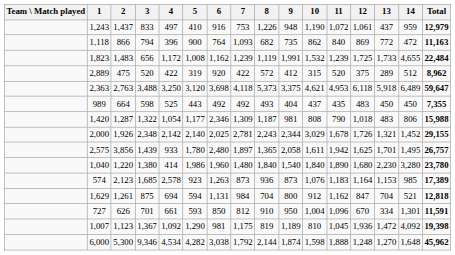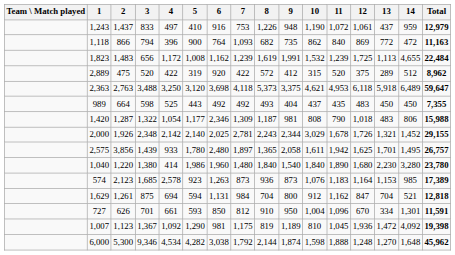(267, 57) 1,119 -> (267, 57) 1,619
(386, 57) 1,733 -> (386, 57) 1,113
